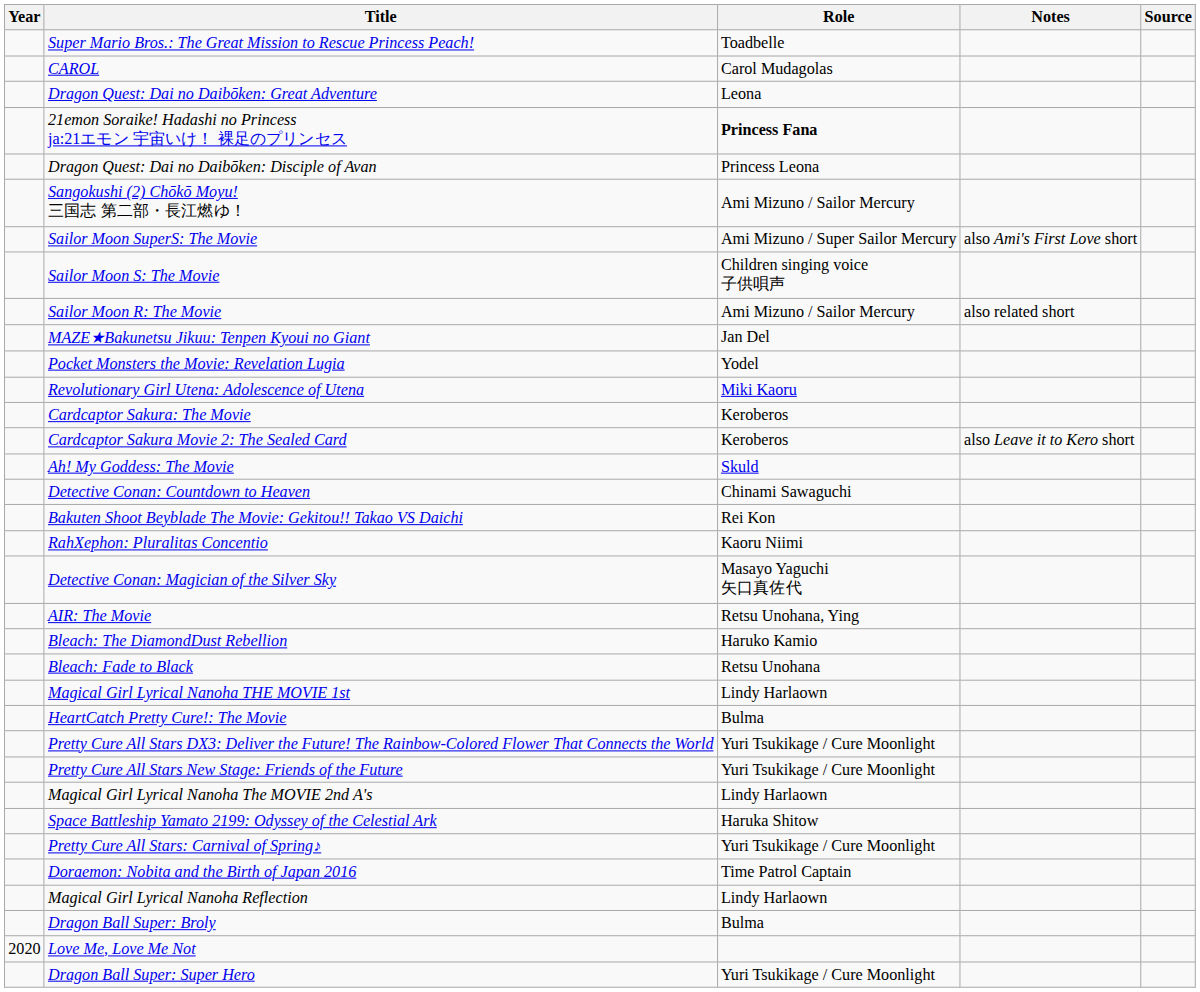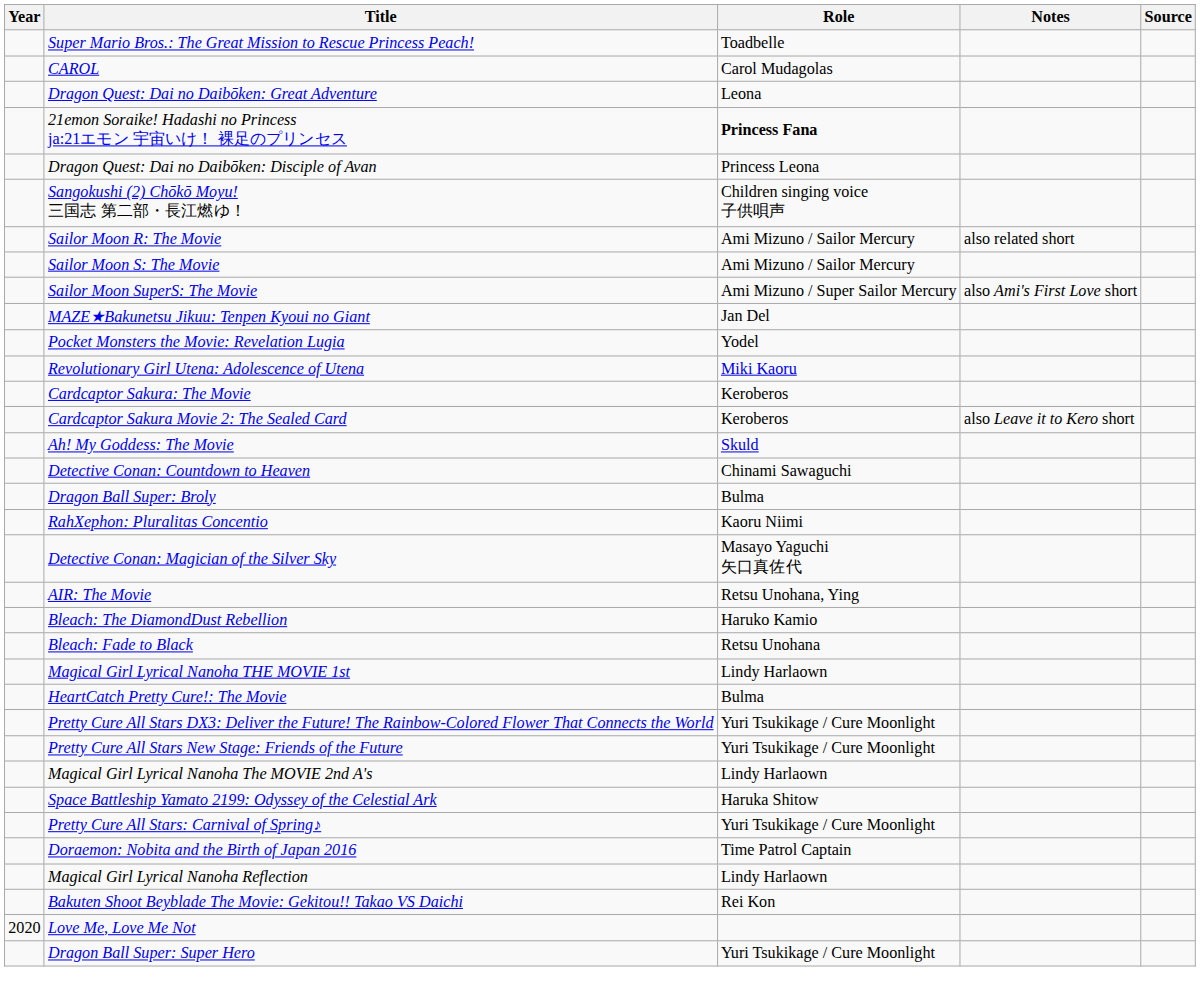(818, 202) Ami Mizuno / Sailor Mercury -> (795, 201) Children singing voice 子供唄声
rows swapped: (135, 311) <-> (153, 239)
(795, 274) Children singing voice 子供唄声 -> (818, 264) Ami Mizuno / Sailor Mercury
rows swapped: (255, 517) <-> (132, 923)
